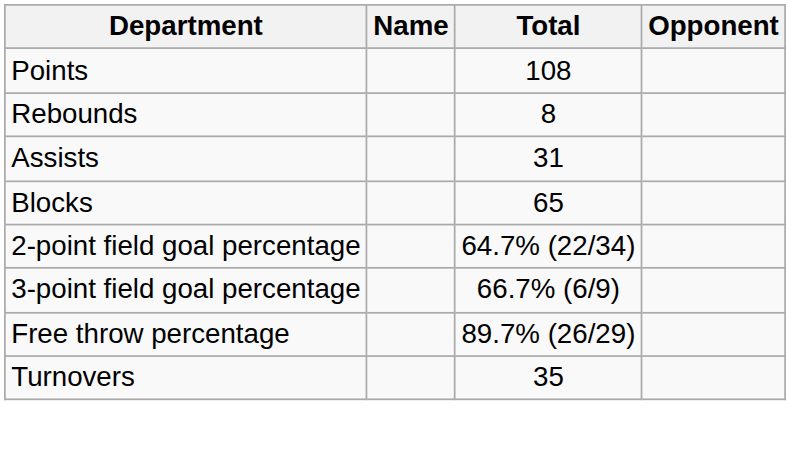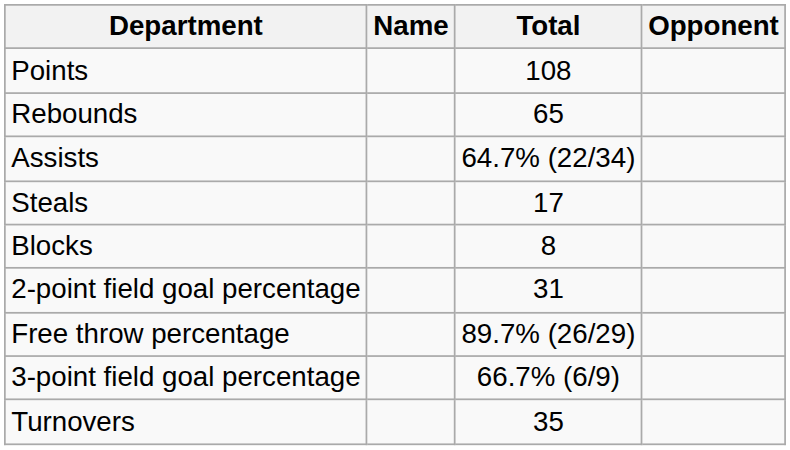(548, 114) 8 -> (548, 114) 65
(548, 158) 31 -> (548, 158) 64.7% (22/34)
+ row: (50, 202)
(548, 202) 65 -> (548, 245) 8
(548, 245) 64.7% (22/34) -> (548, 289) 31
rows swapped: (186, 289) <-> (150, 333)
